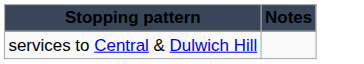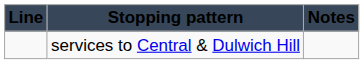+ column: (26, 17)
